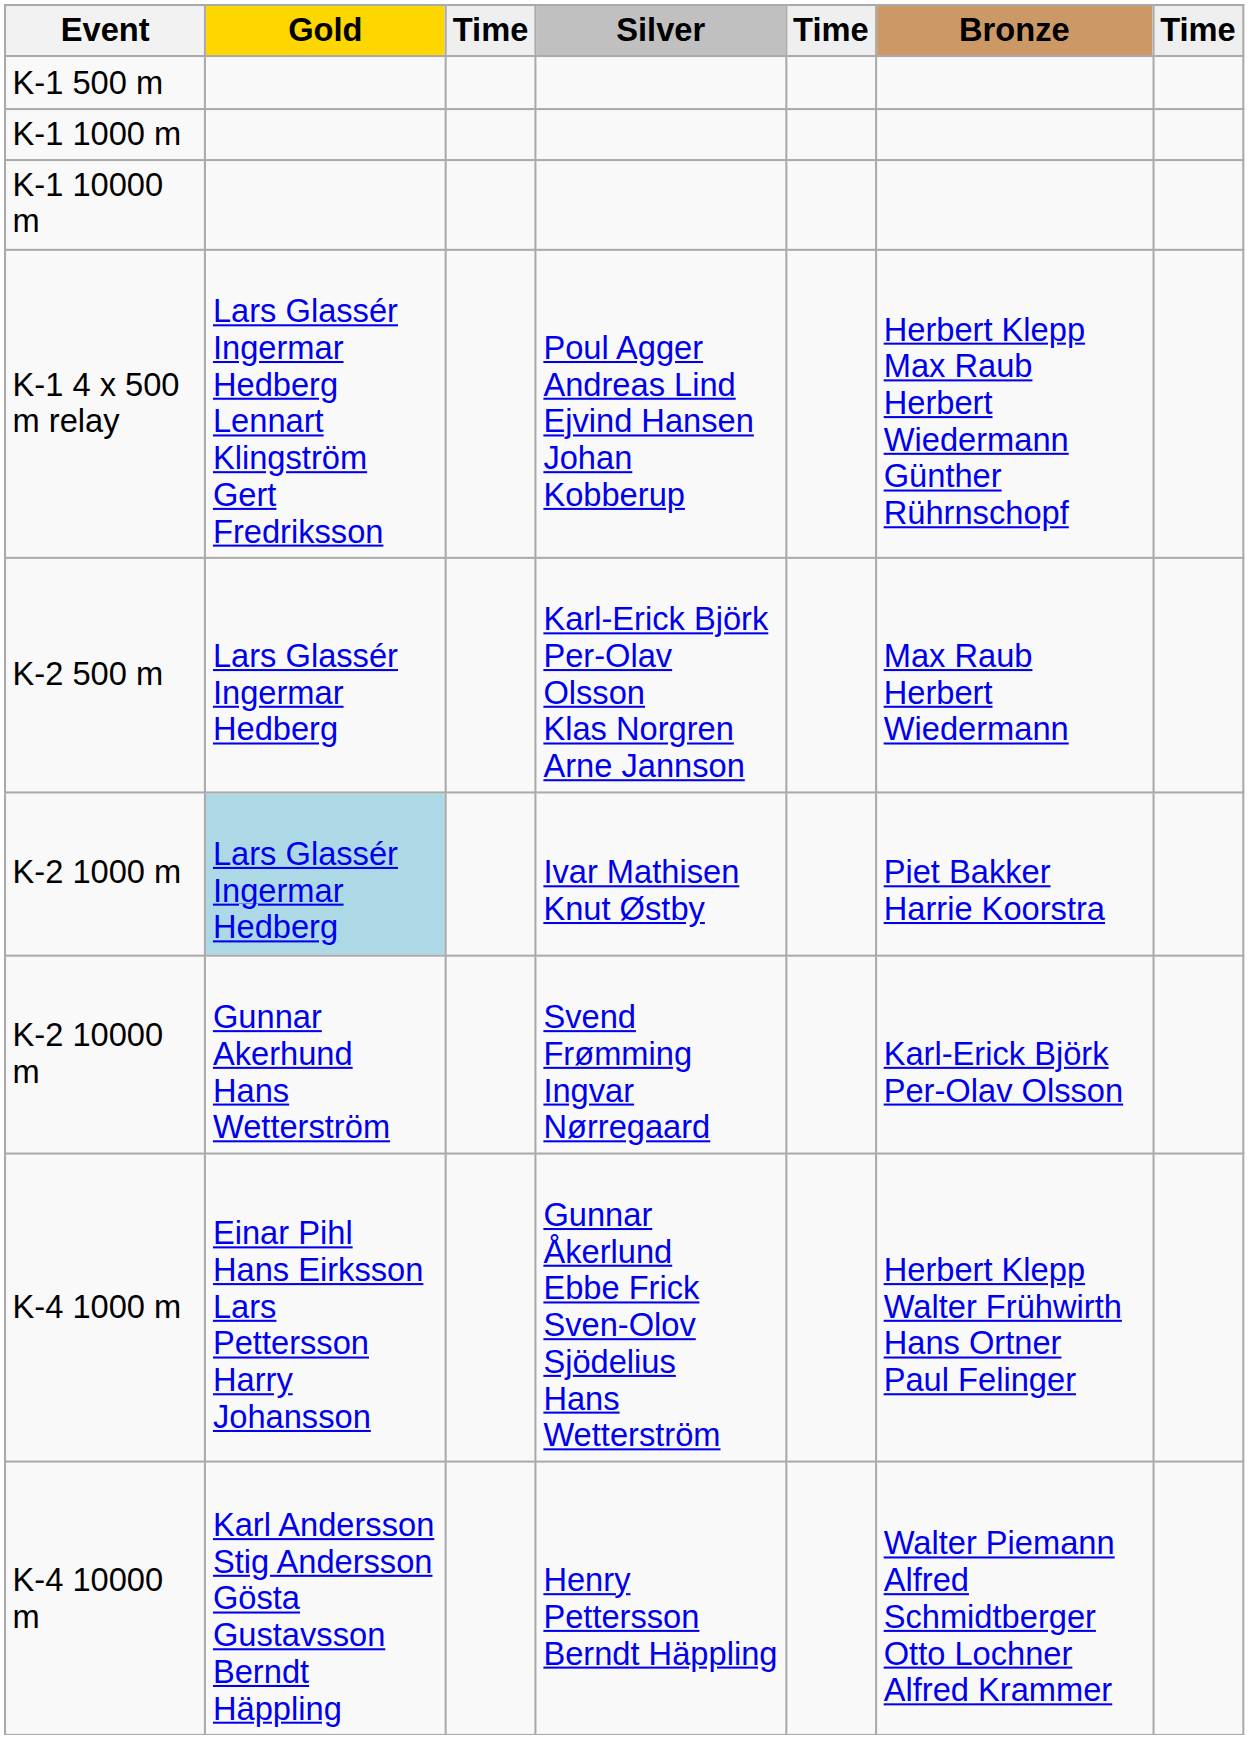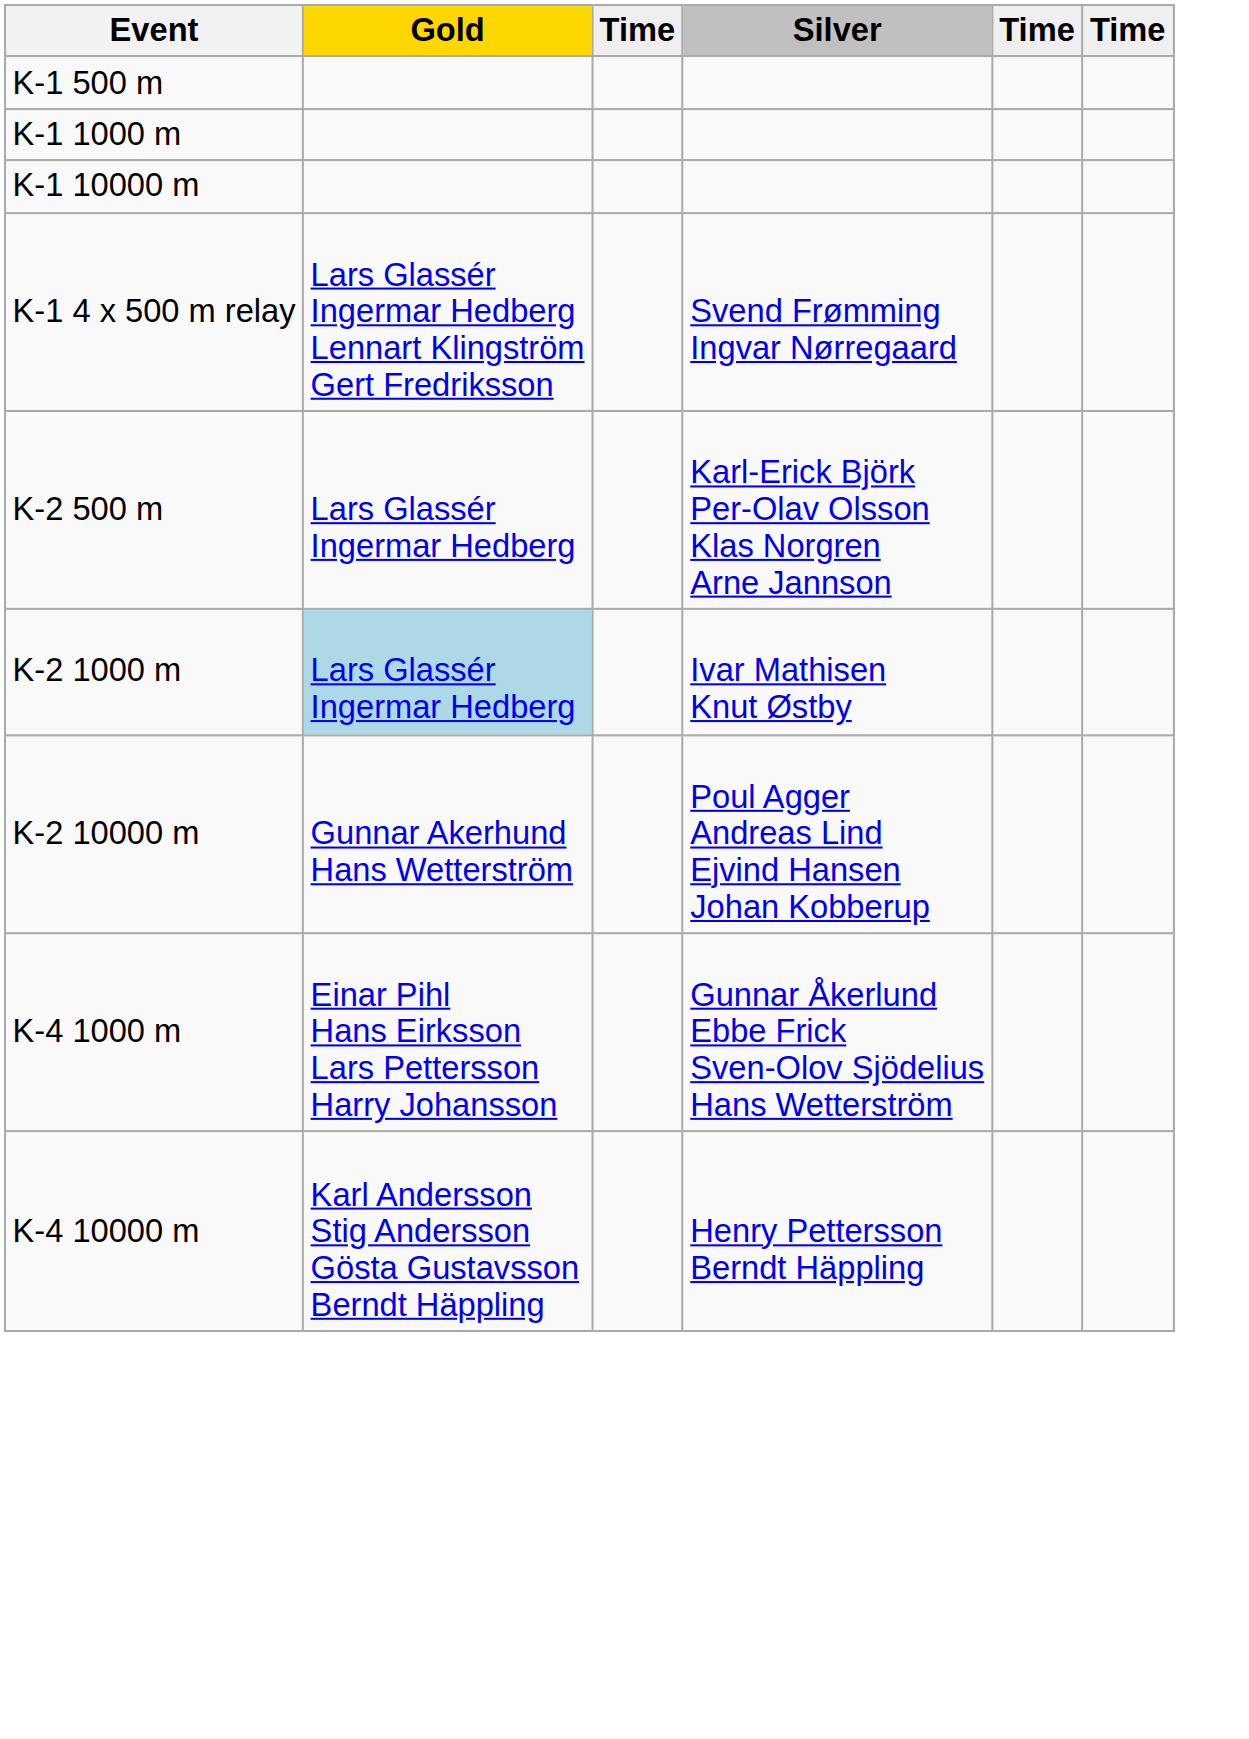- column: (1014, 30)
(649, 421) Poul Agger Andreas Lind Ejvind Hansen Johan Kobberup -> (824, 329) Svend Frømming Ingvar Nørregaard
(627, 1072) Svend Frømming Ingvar Nørregaard -> (810, 851) Poul Agger Andreas Lind Ejvind Hansen Johan Kobberup
